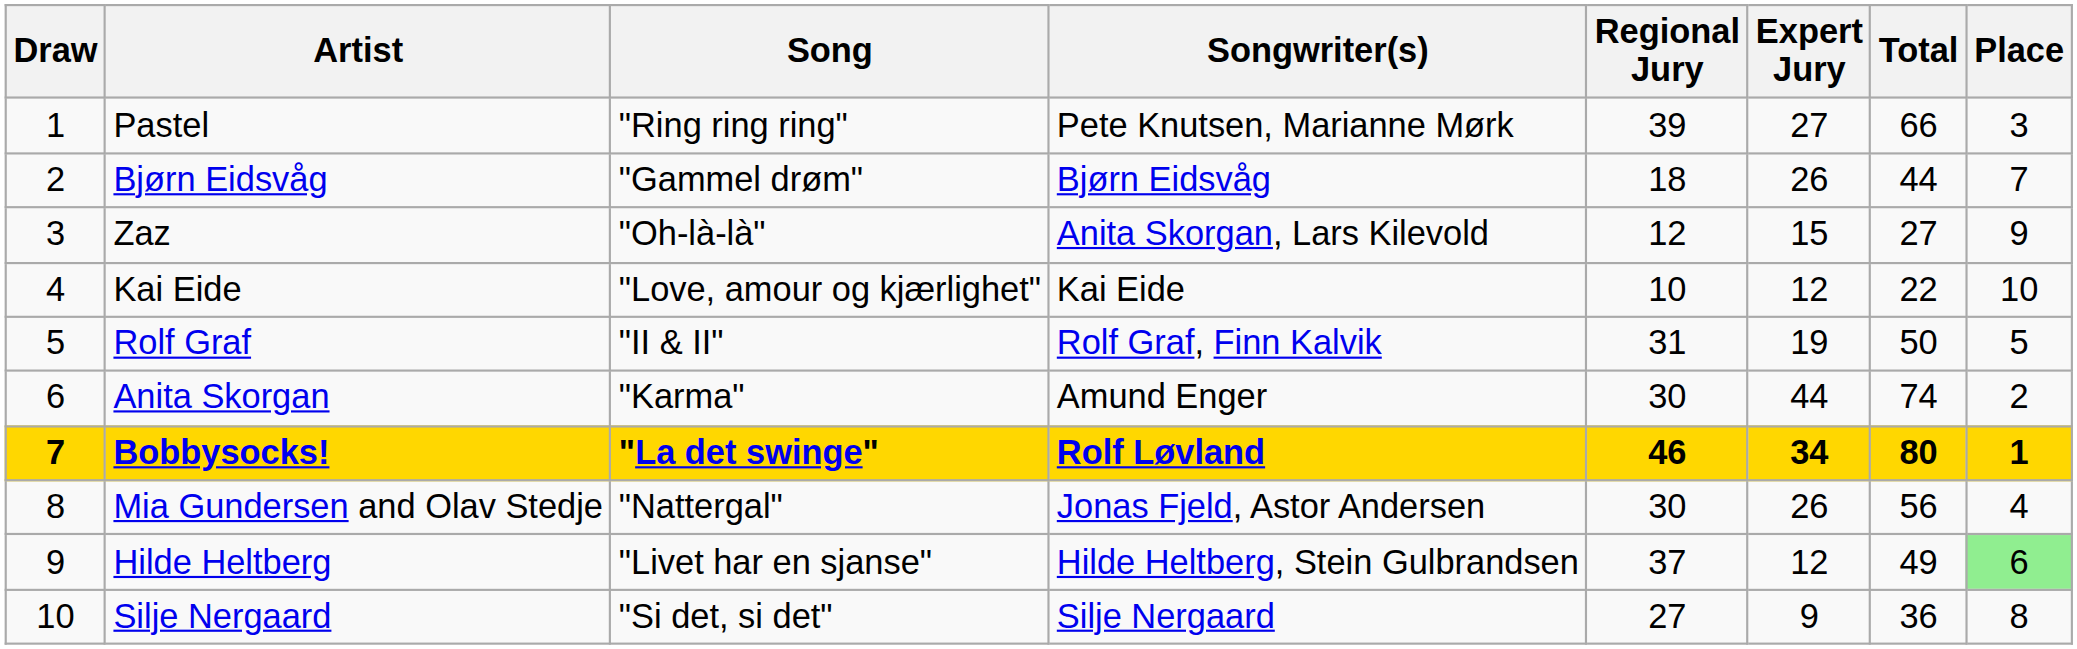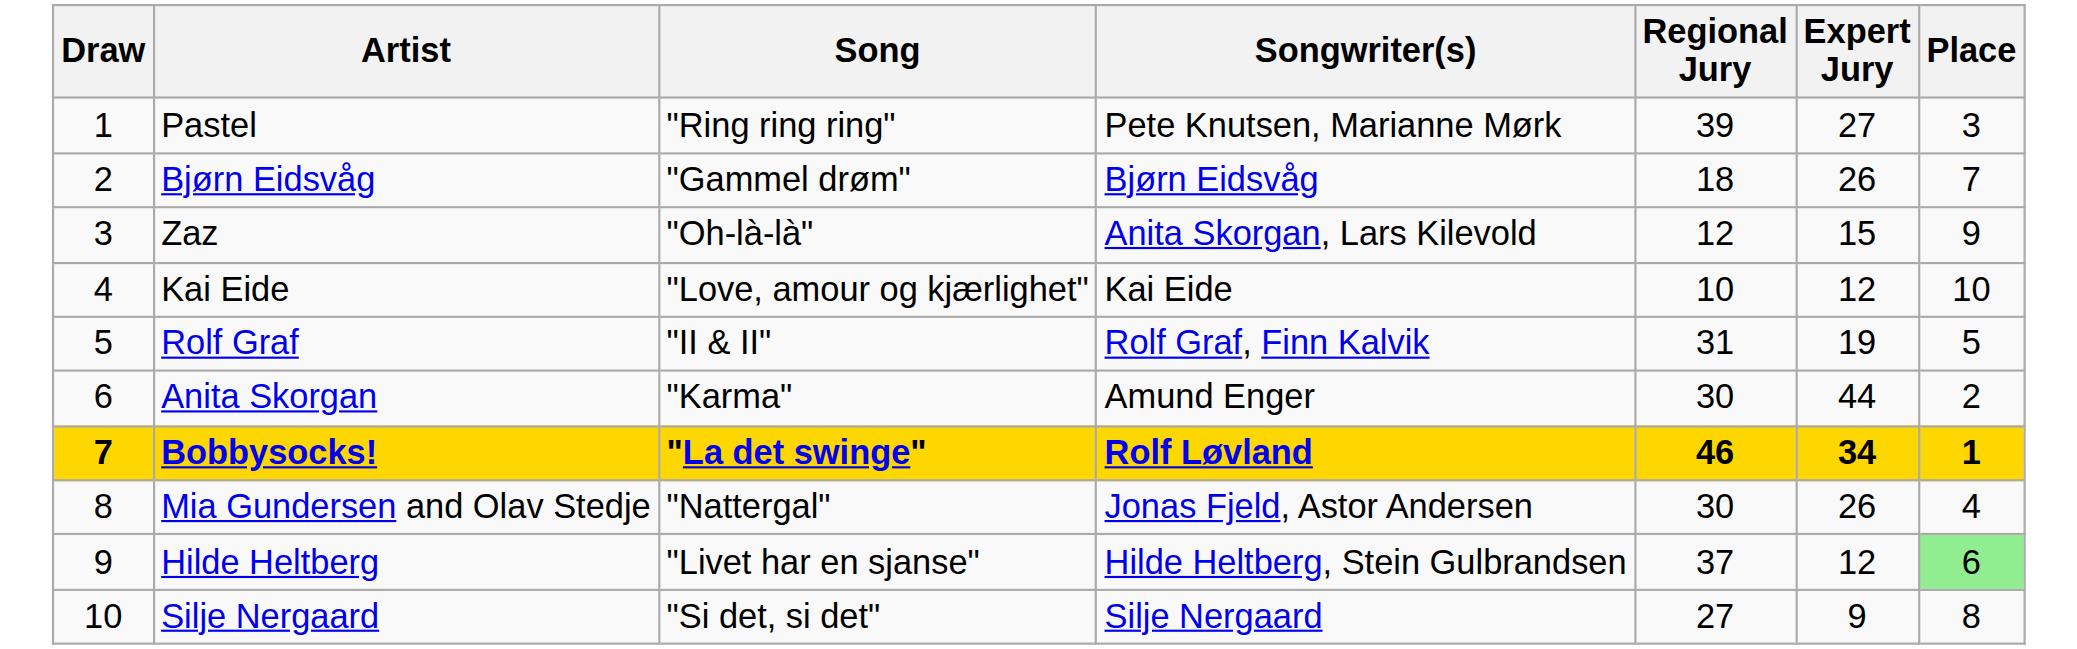- column: (1919, 51)
